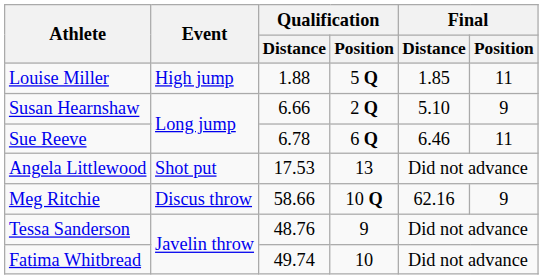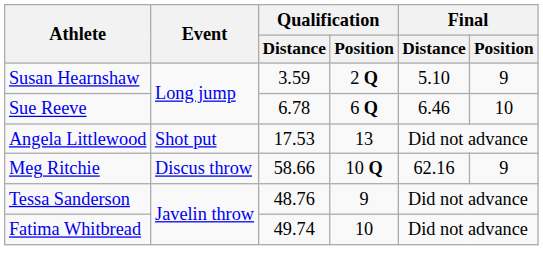- row: (59, 78)
(294, 108) 6.66 -> (294, 78) 3.59
(504, 138) 11 -> (504, 108) 10
